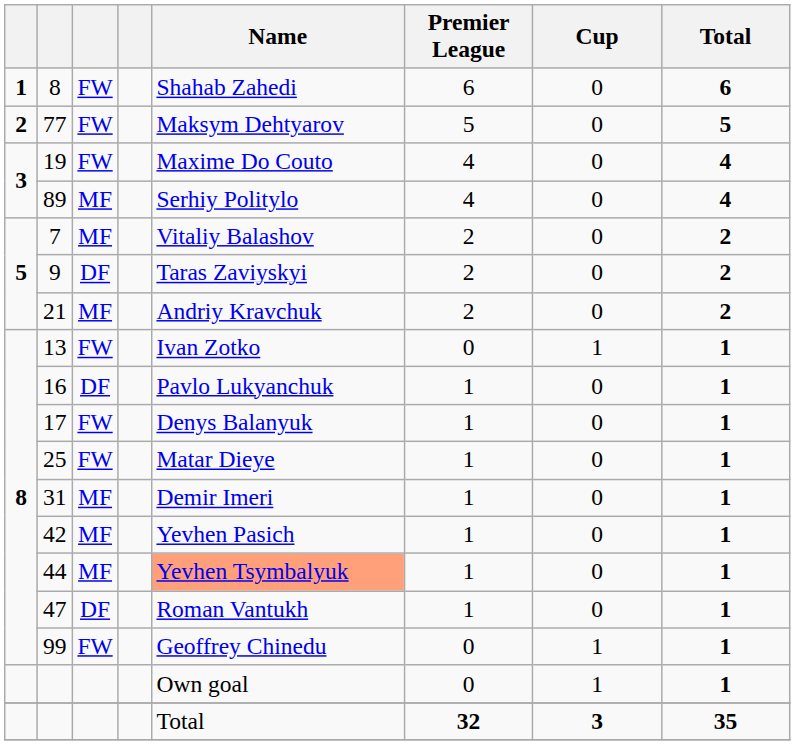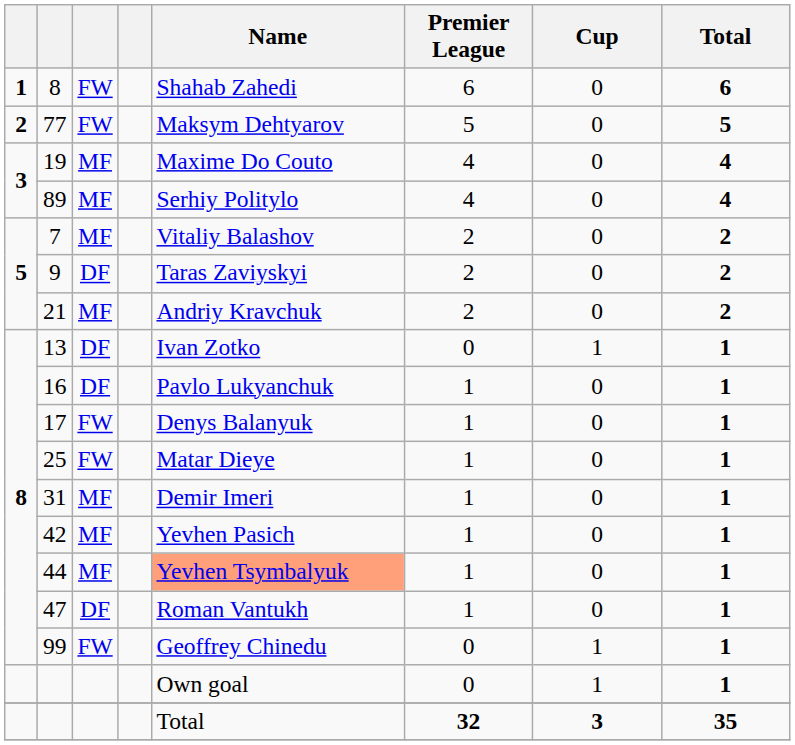(95, 161) FW -> (95, 161) MF
(95, 348) FW -> (95, 348) DF
